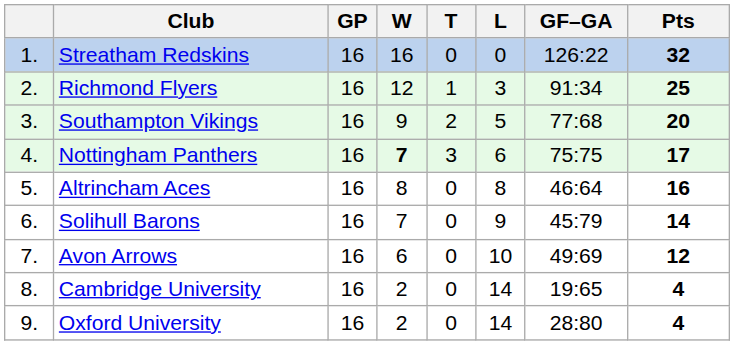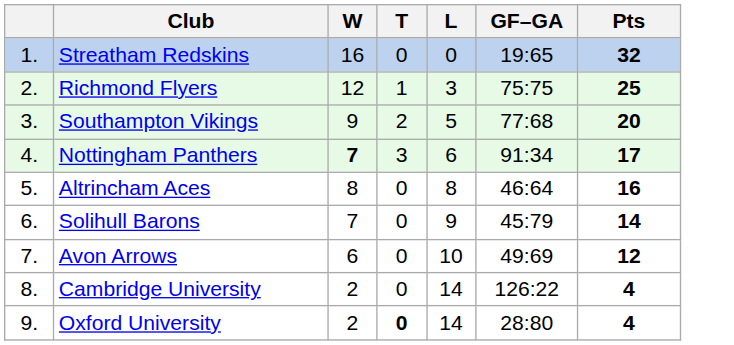- column: (352, 21)
(576, 54) 126:22 -> (527, 54) 19:65
(576, 88) 91:34 -> (527, 88) 75:75
(576, 155) 75:75 -> (527, 155) 91:34
(576, 289) 19:65 -> (527, 289) 126:22
(451, 322) normal -> (402, 322) bold
